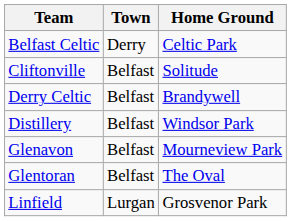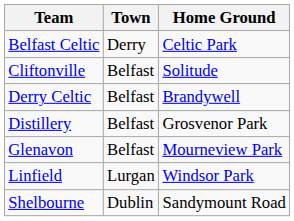(208, 123) Windsor Park -> (215, 123) Grosvenor Park
- row: (42, 176)
(215, 202) Grosvenor Park -> (208, 176) Windsor Park
+ row: (46, 202)
